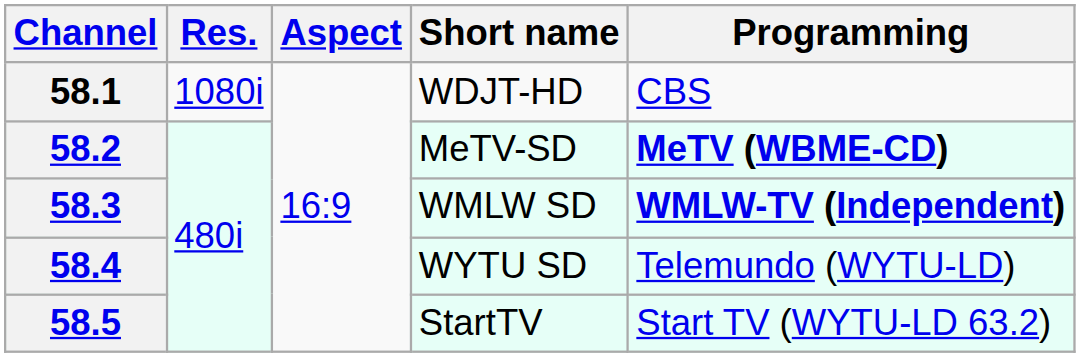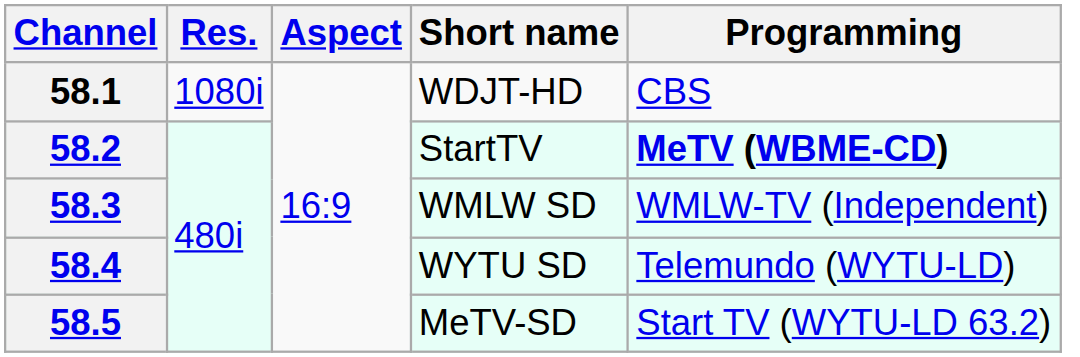(498, 149) MeTV-SD -> (481, 149) StartTV
(851, 206) bold -> (842, 206) normal
(481, 322) StartTV -> (498, 322) MeTV-SD
